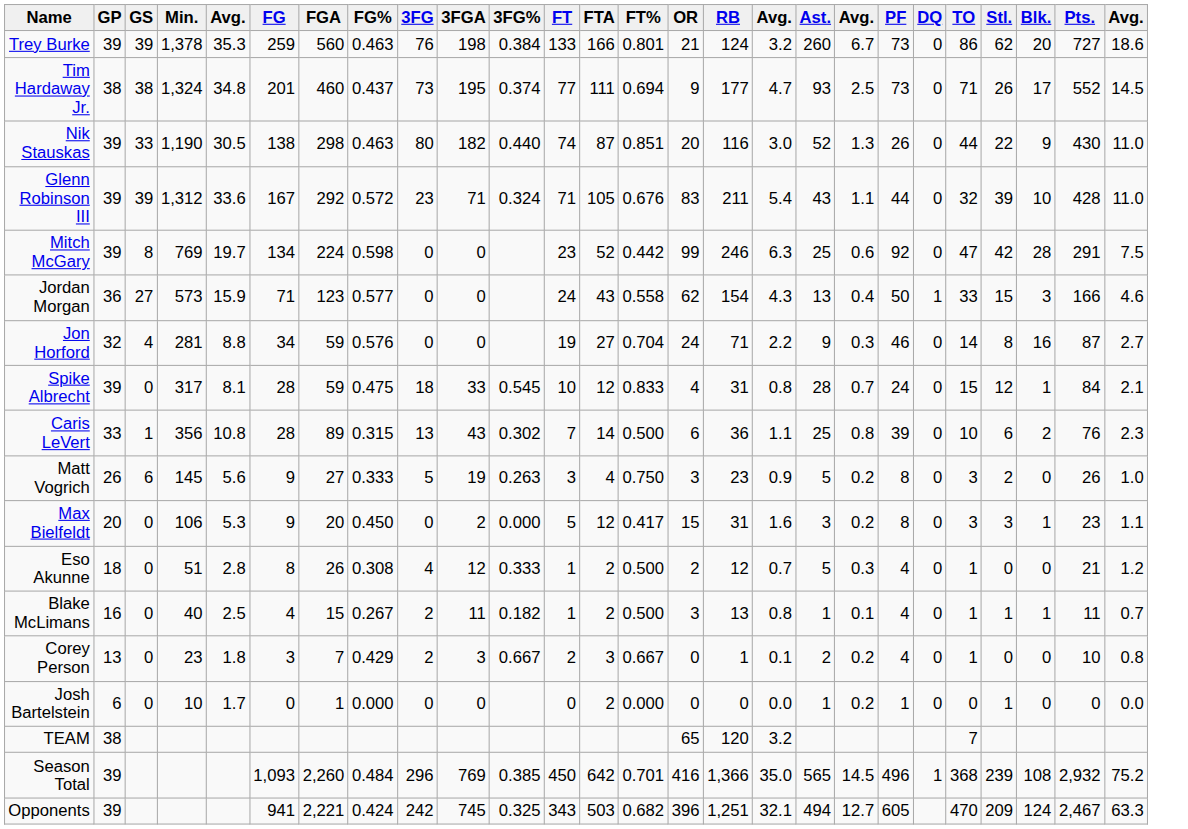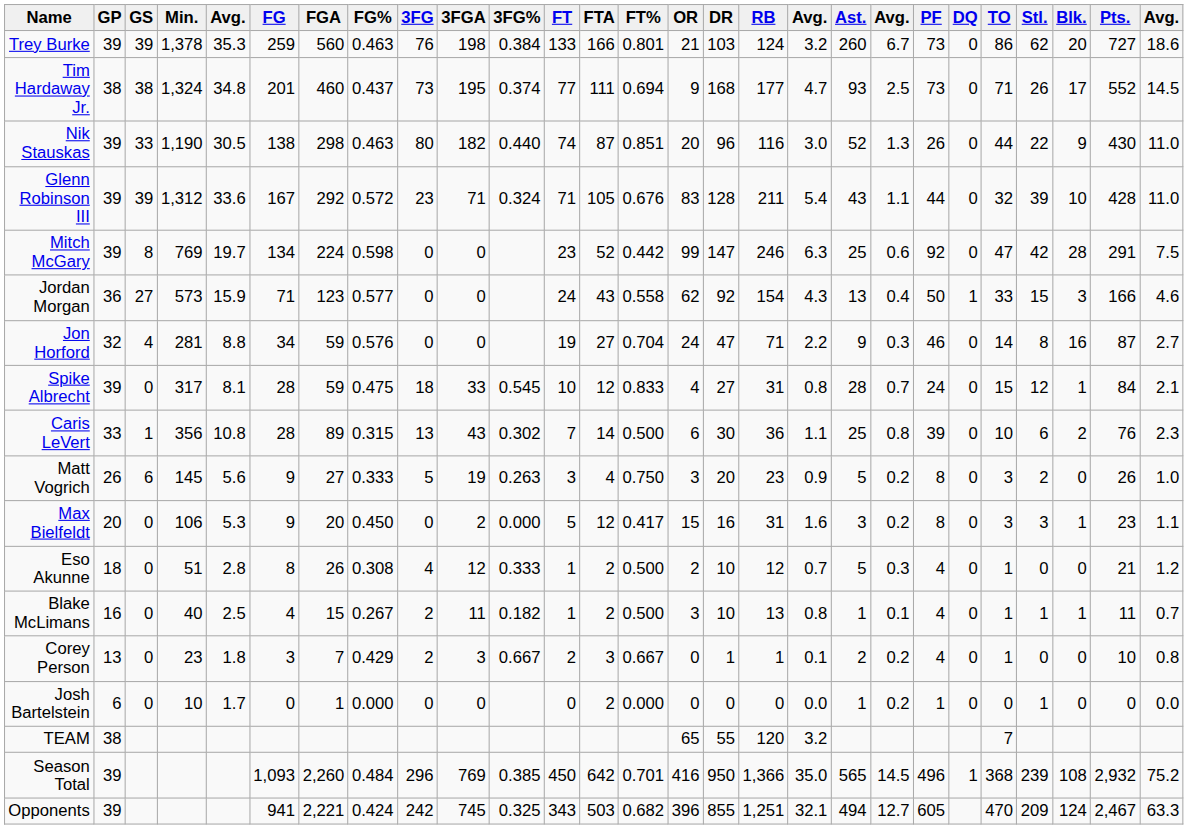+ column: (721, 17)
